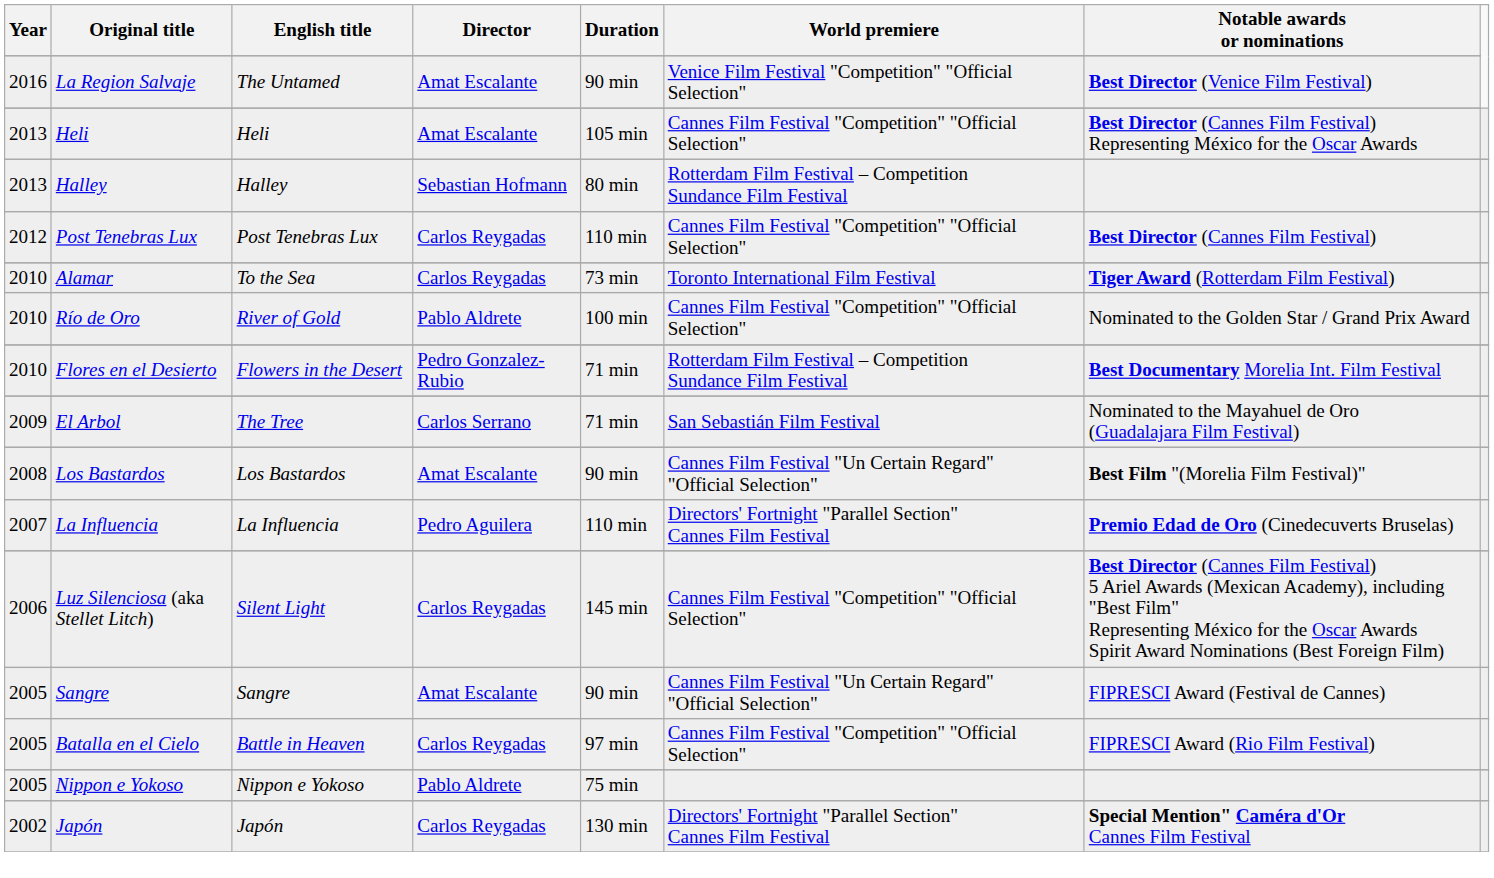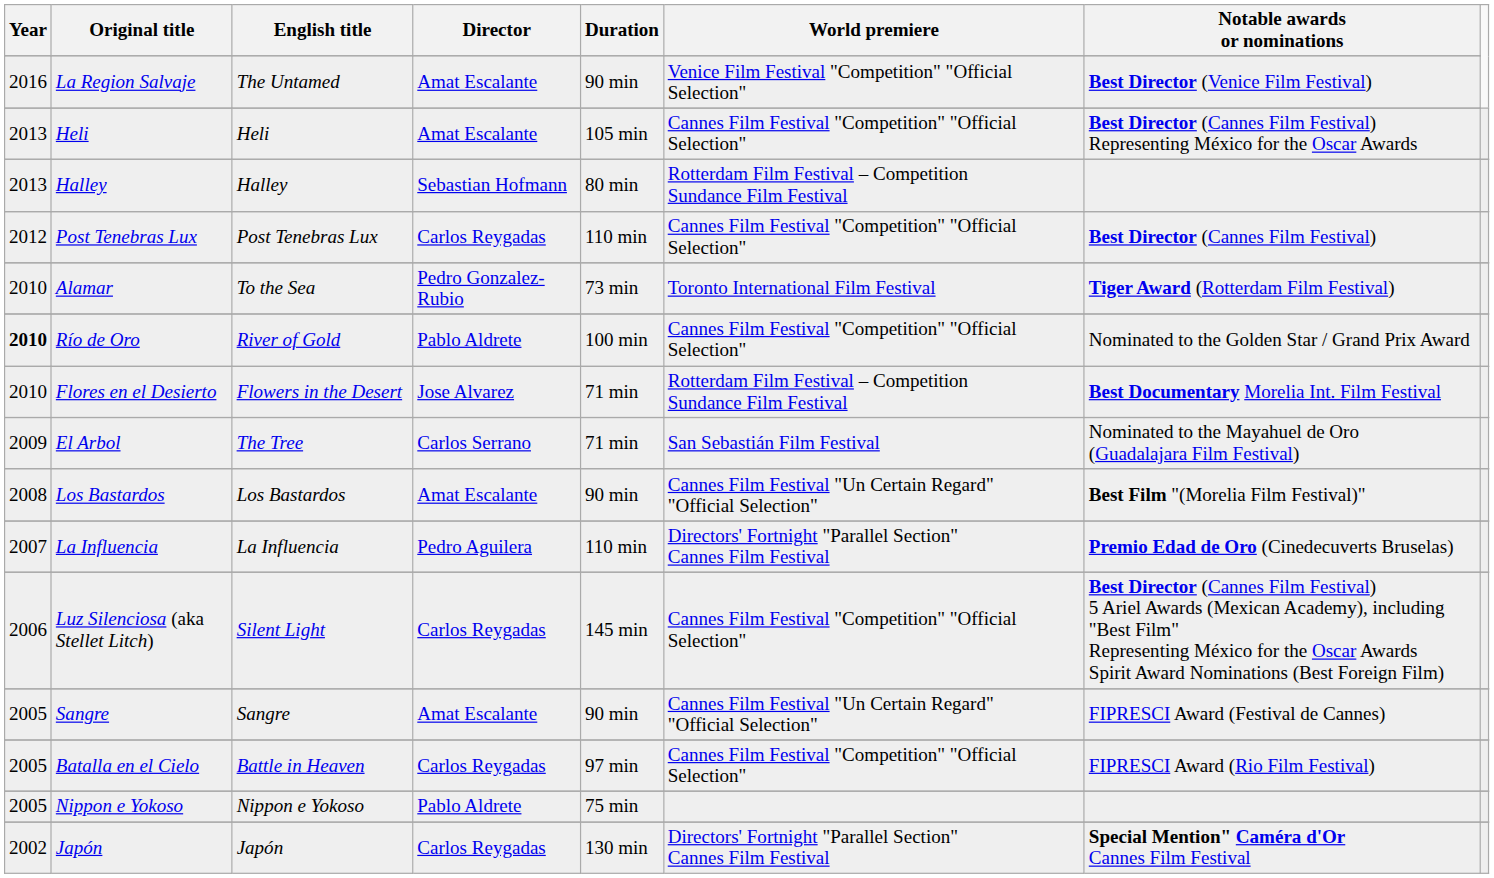(482, 277) Carlos Reygadas -> (481, 288) Pedro Gonzalez-Rubio
(28, 318) normal -> (28, 340) bold
(481, 370) Pedro Gonzalez-Rubio -> (466, 391) Jose Alvarez
